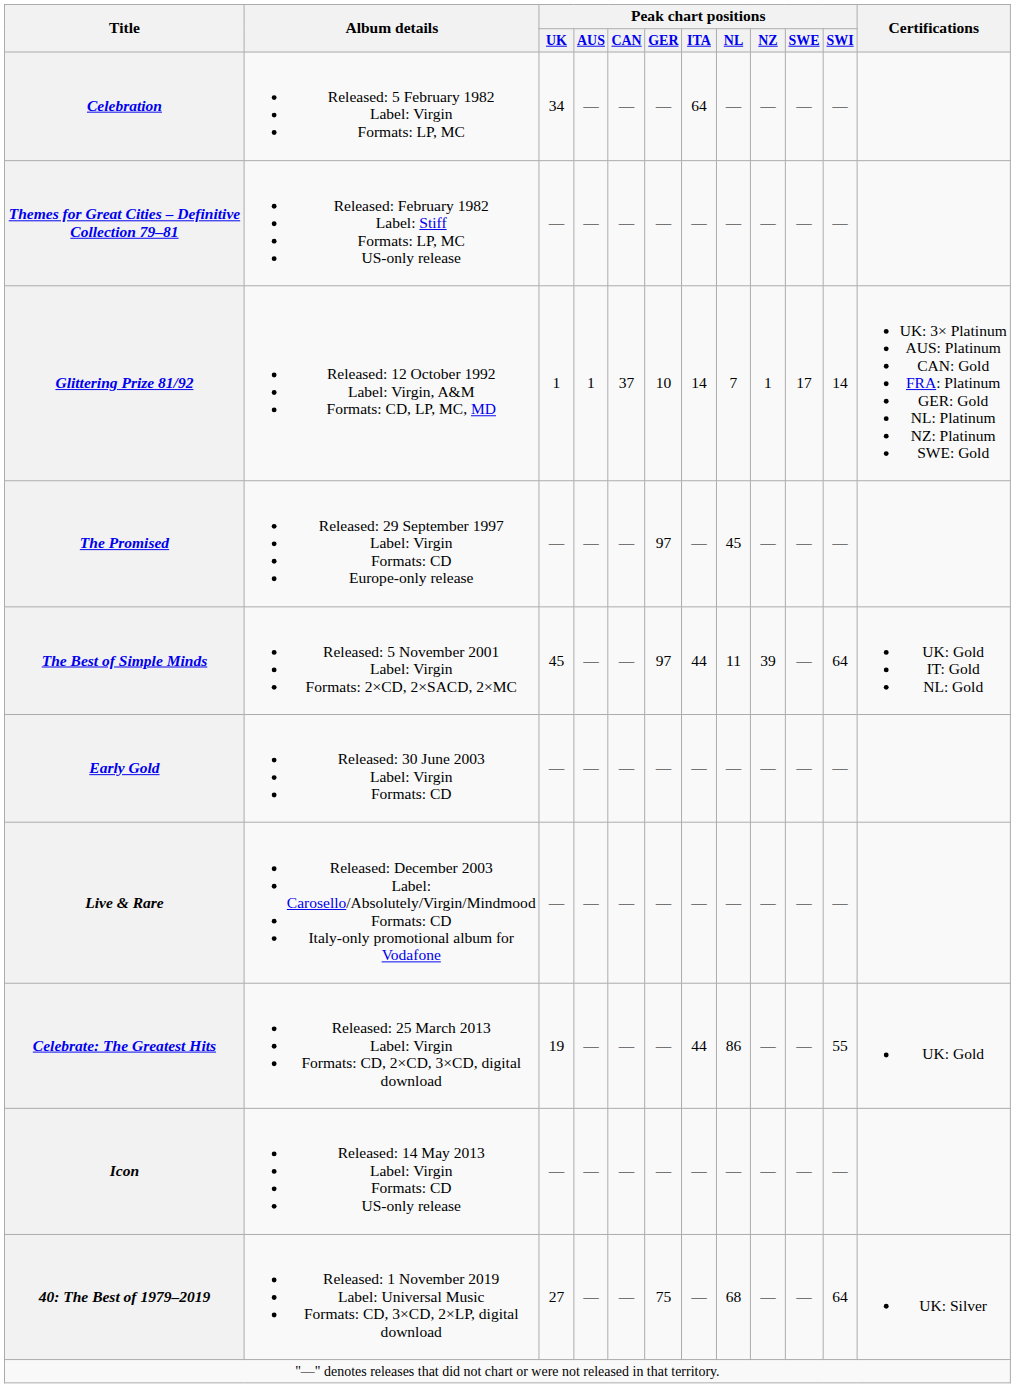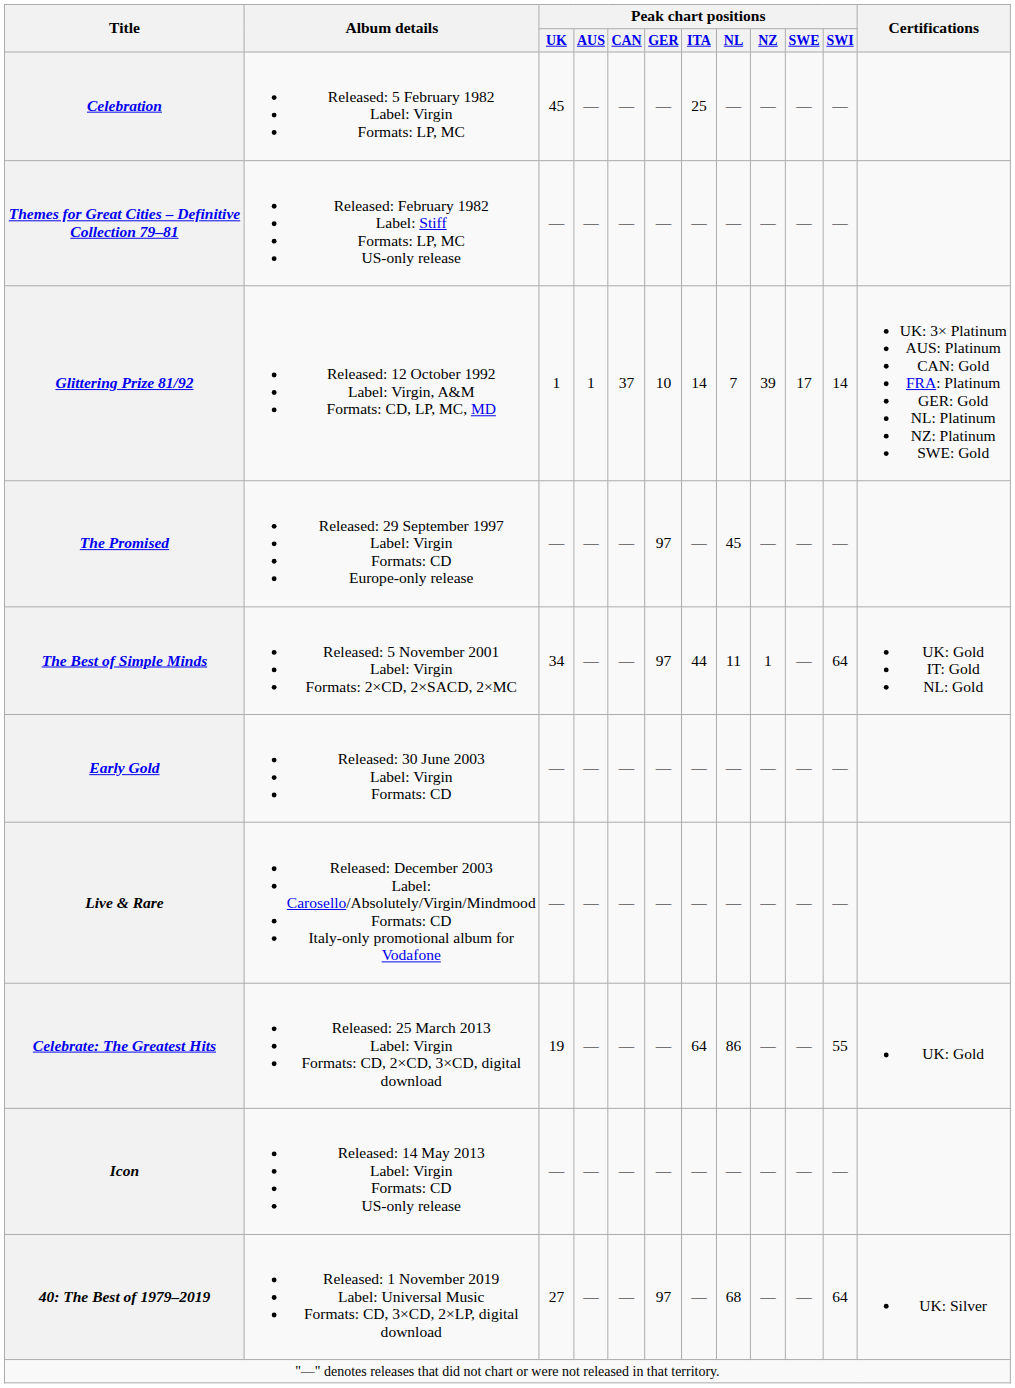(556, 106) 34 -> (556, 106) 45
(699, 106) 64 -> (699, 106) 25
(768, 383) 1 -> (768, 383) 39
(556, 660) 45 -> (556, 660) 34
(768, 660) 39 -> (768, 660) 1
(699, 1045) 44 -> (699, 1045) 64
(663, 1296) 75 -> (663, 1296) 97
